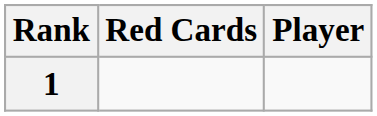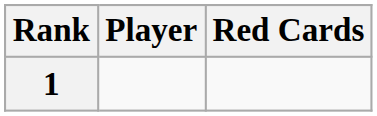columns swapped: (318, 30) <-> (181, 30)
